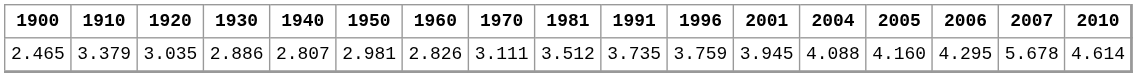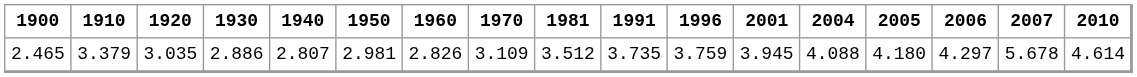(502, 54) 3.111 -> (502, 54) 3.109
(899, 54) 4.160 -> (899, 54) 4.180
(965, 54) 4.295 -> (965, 54) 4.297
